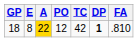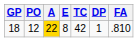columns swapped: (61, 12) <-> (30, 12)
(99, 28) bold -> (99, 28) normal
